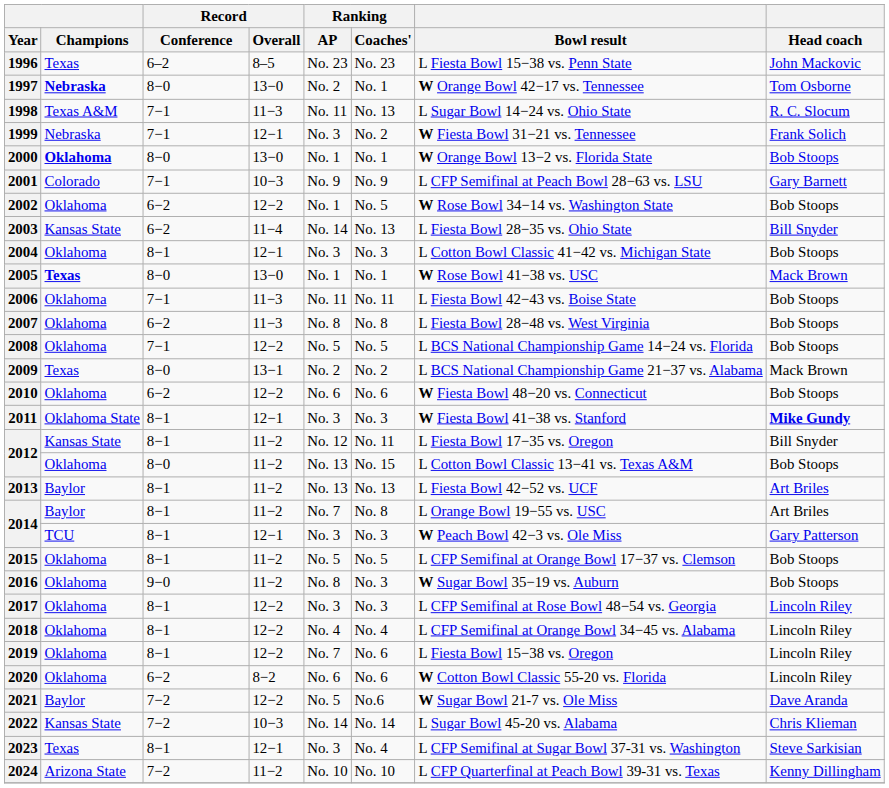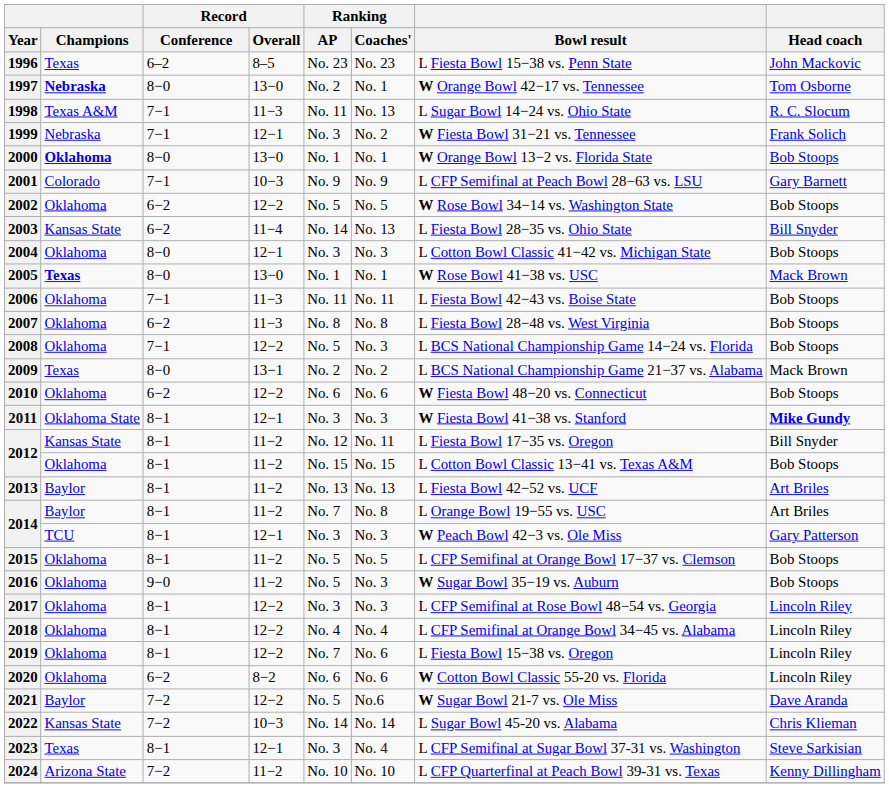(324, 205) No. 1 -> (324, 205) No. 5
(158, 252) 8−1 -> (158, 252) 8−0
(371, 346) No. 5 -> (371, 346) No. 3
(158, 464) 8−0 -> (158, 464) 8−1
(327, 464) No. 13 -> (327, 464) No. 15
(324, 582) No. 8 -> (324, 582) No. 5
